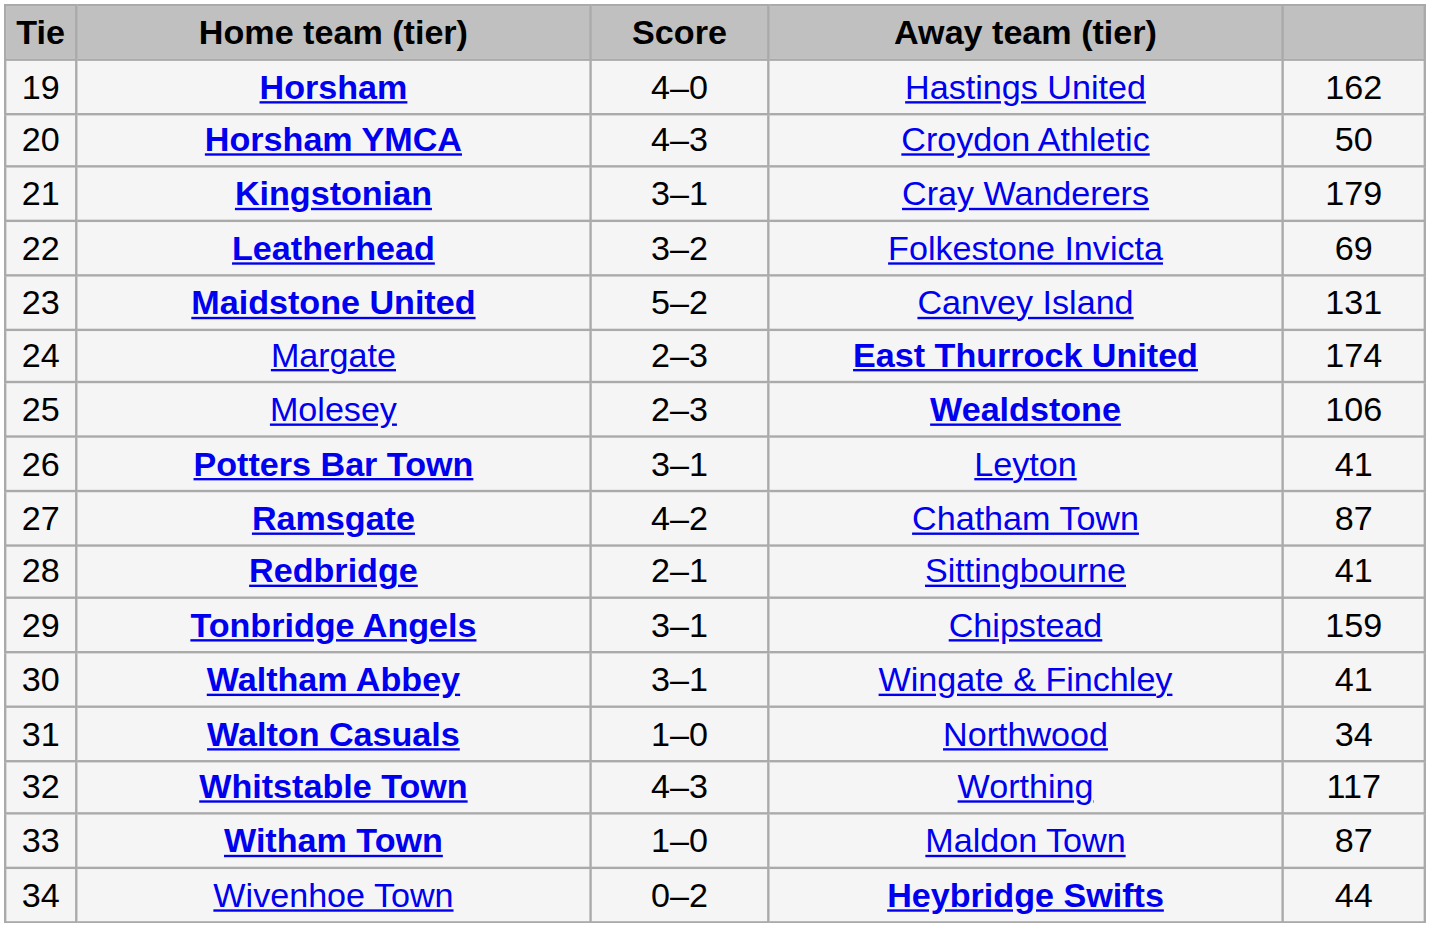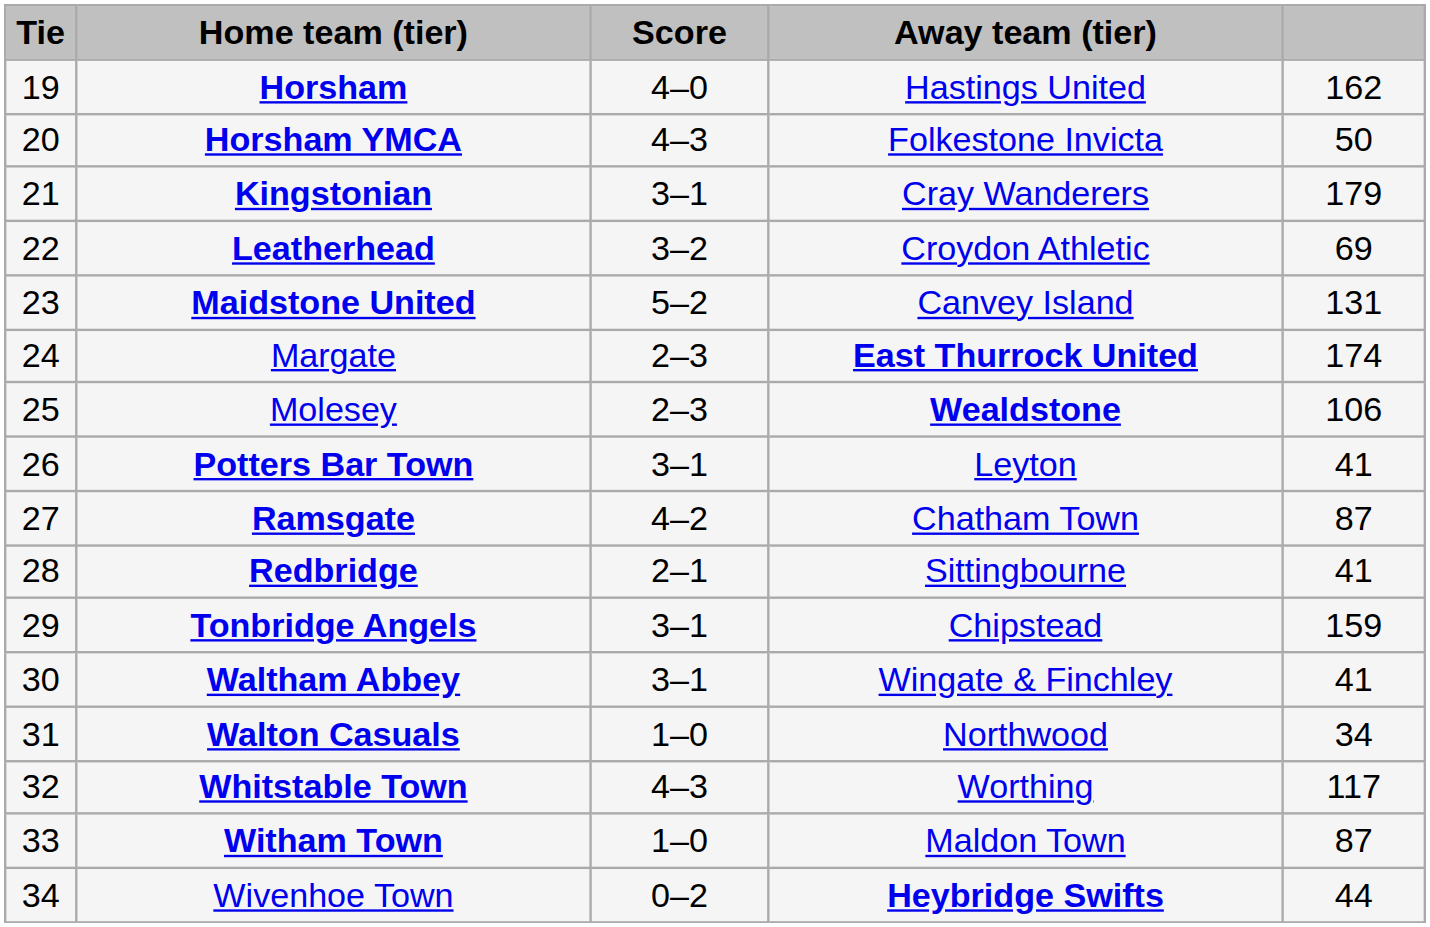(1026, 140) Croydon Athletic -> (1026, 140) Folkestone Invicta
(1026, 248) Folkestone Invicta -> (1026, 248) Croydon Athletic
